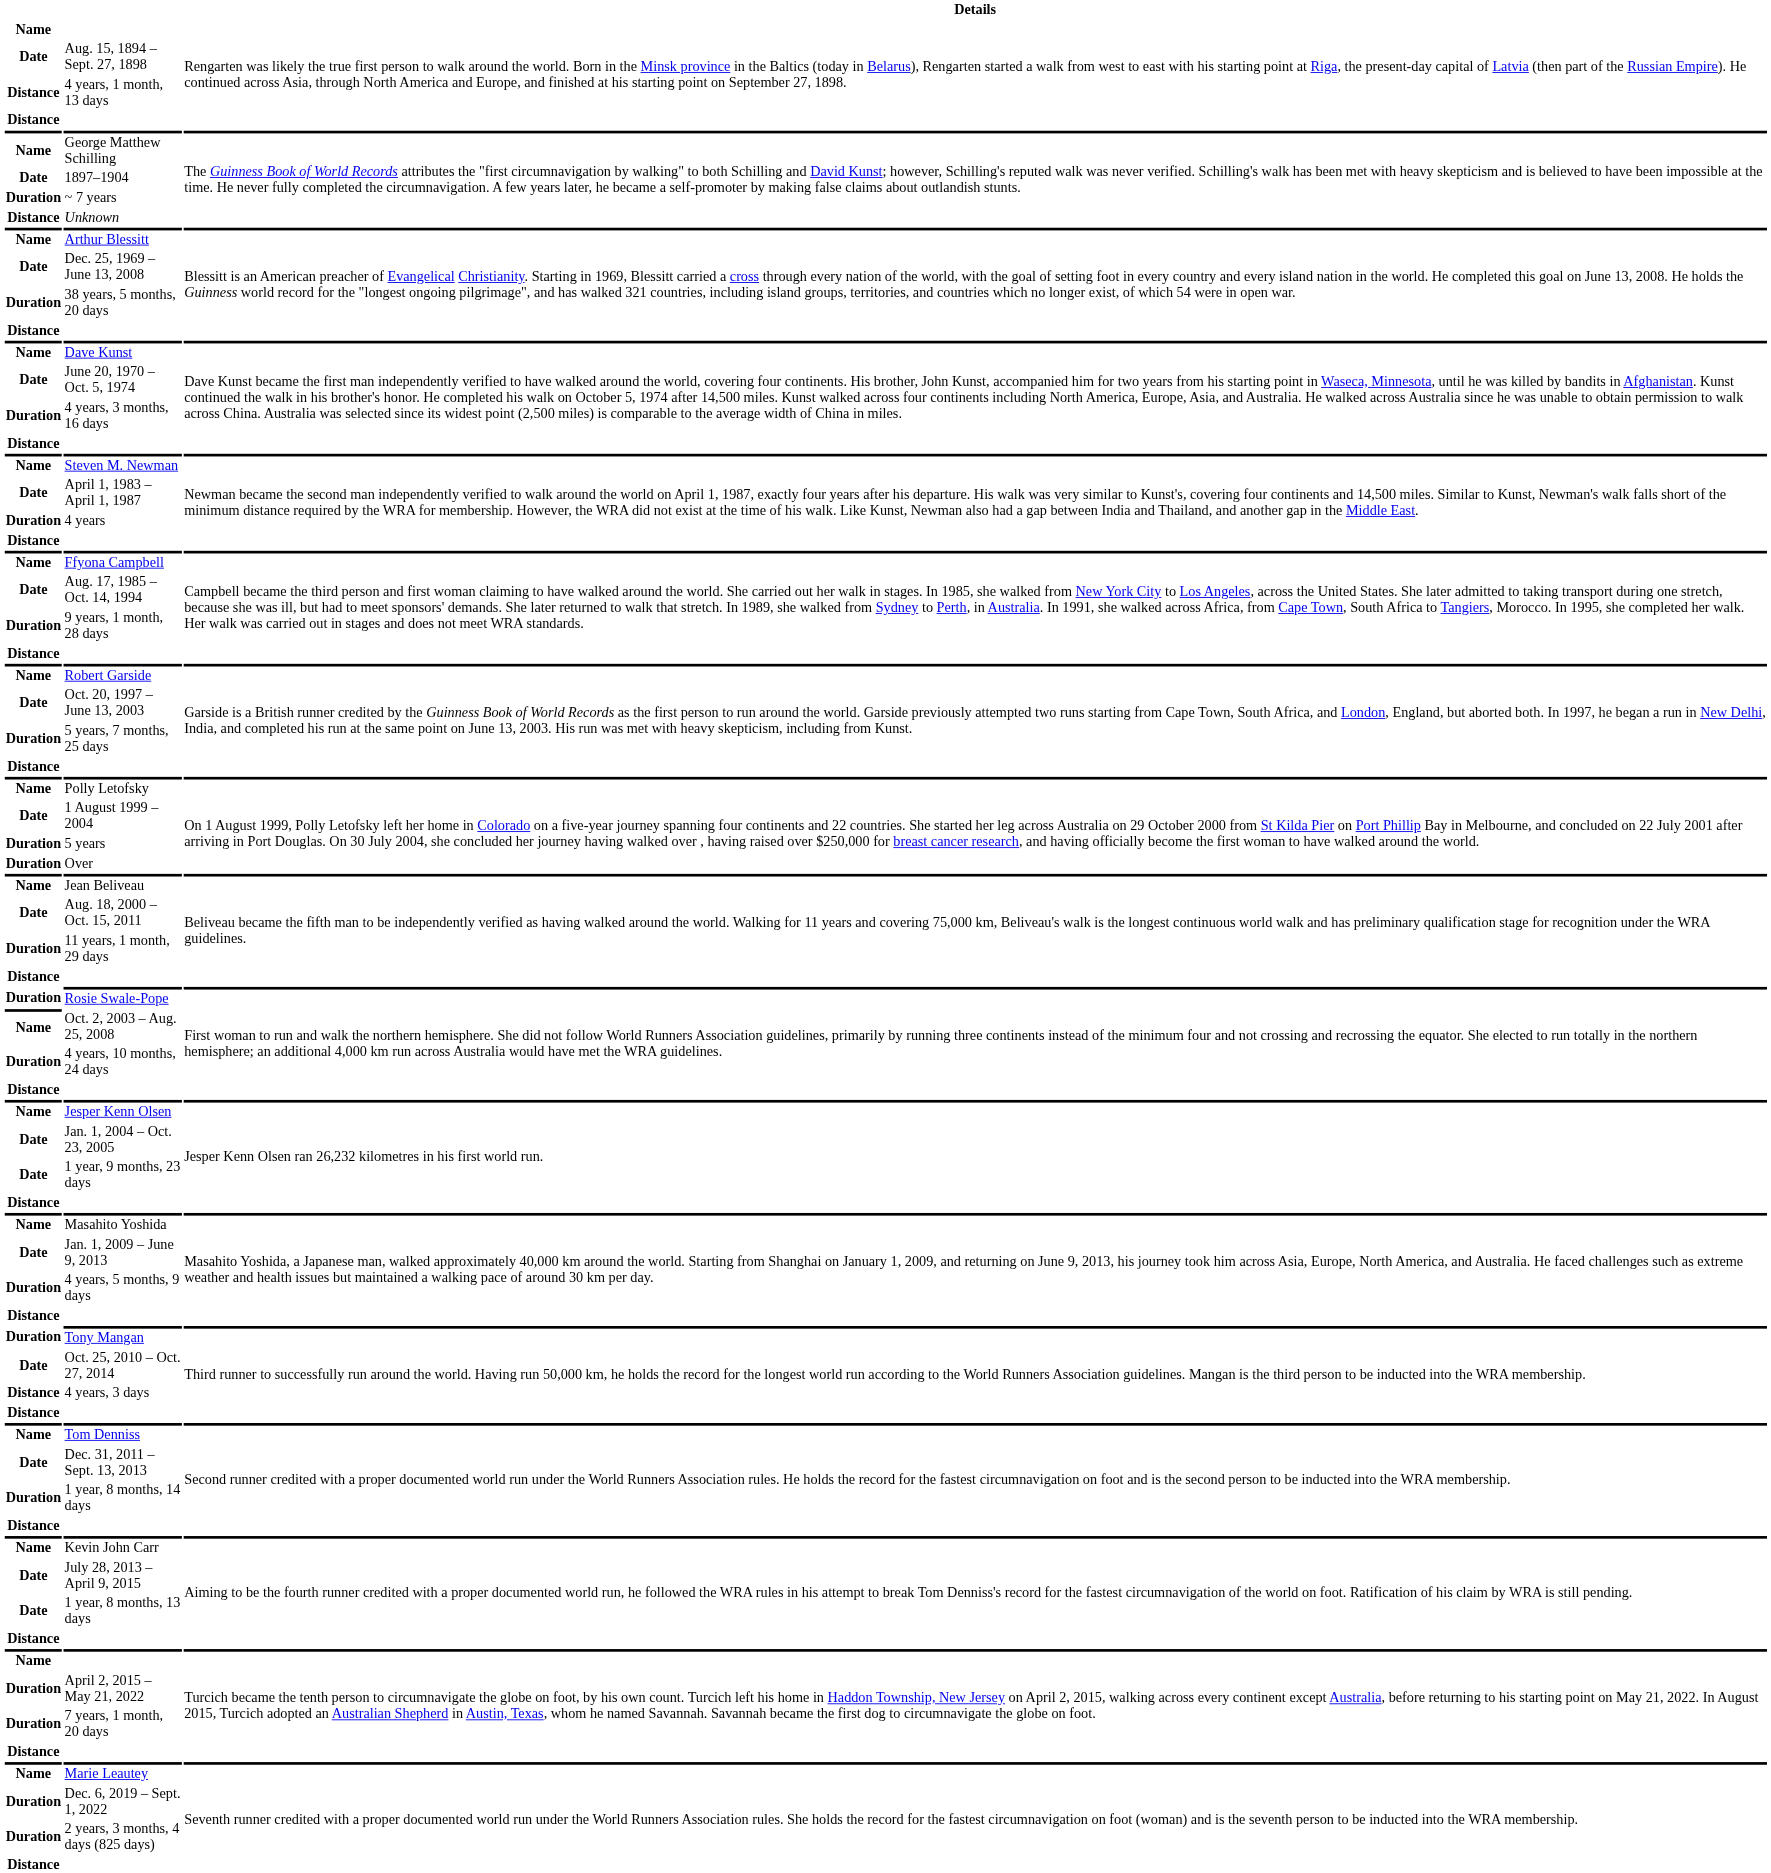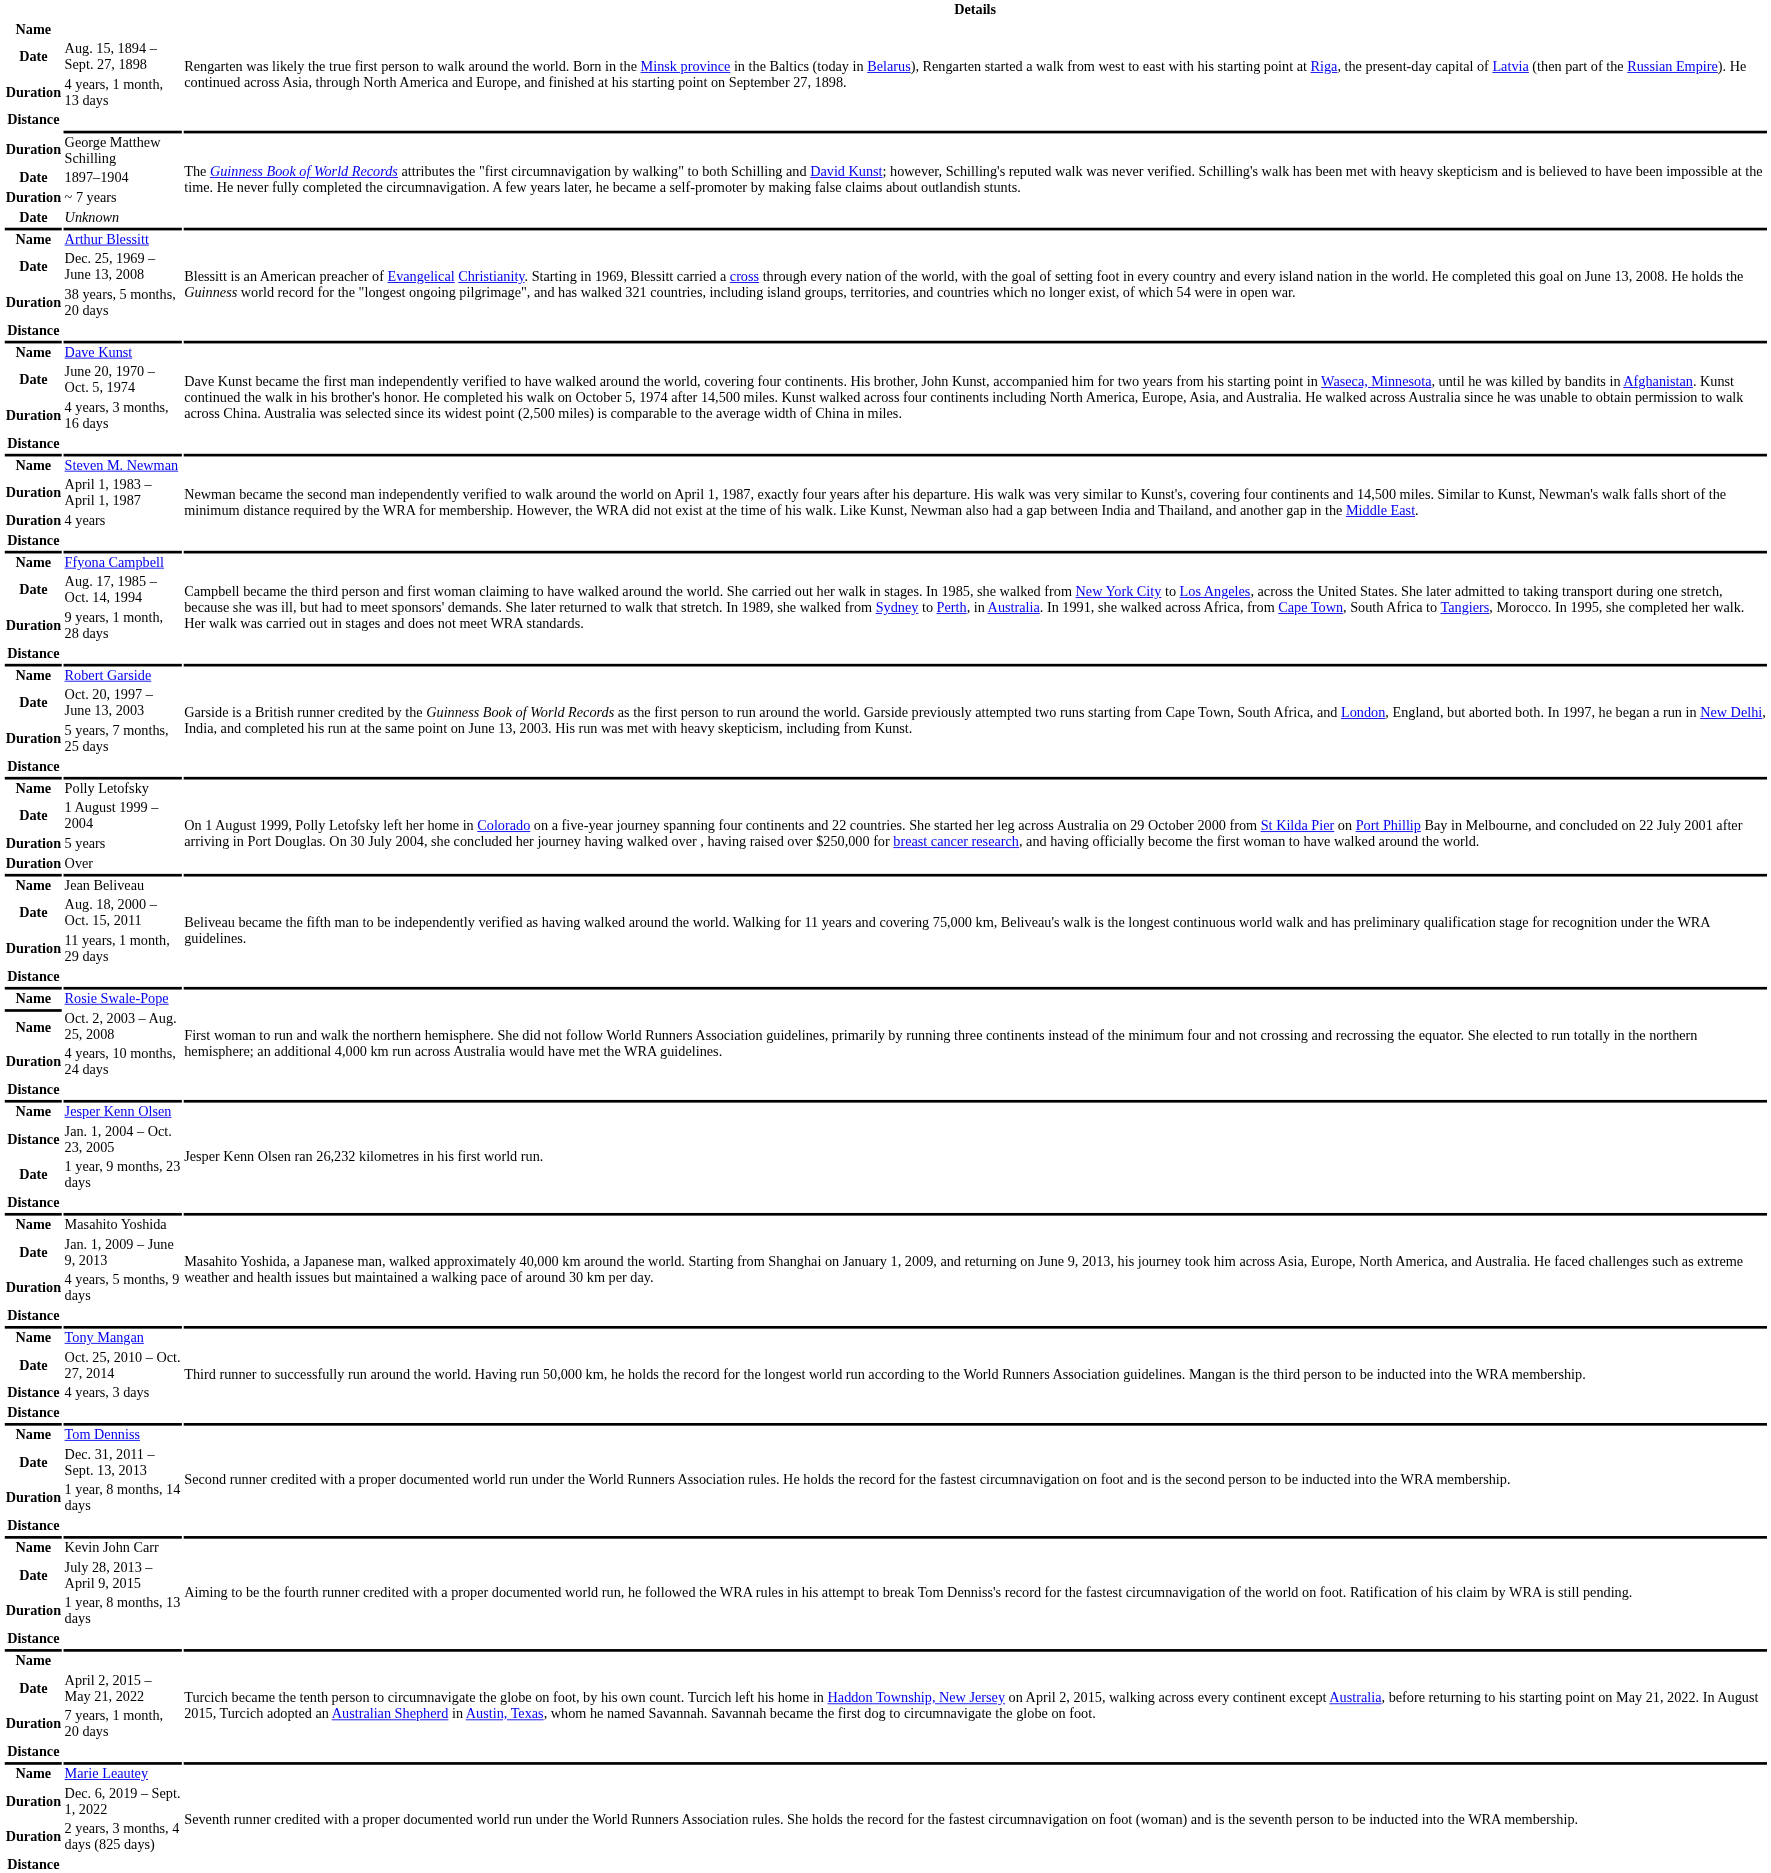(33, 92) Distance -> (33, 92) Duration
(33, 150) Name -> (33, 149) Duration
(33, 217) Distance -> (33, 217) Date
(33, 493) Date -> (33, 493) Duration
(33, 997) Duration -> (33, 998) Name
(33, 1139) Date -> (33, 1139) Distance
(33, 1336) Duration -> (33, 1337) Name
(33, 1610) Date -> (33, 1610) Duration
(33, 1688) Duration -> (33, 1688) Date
